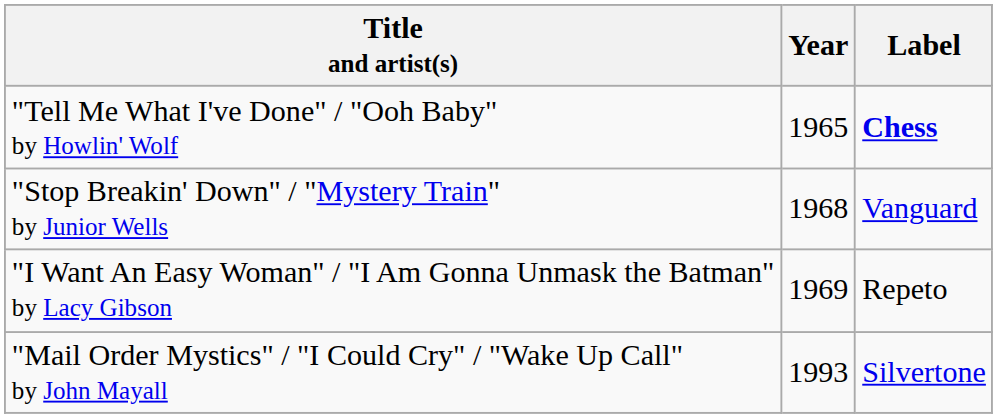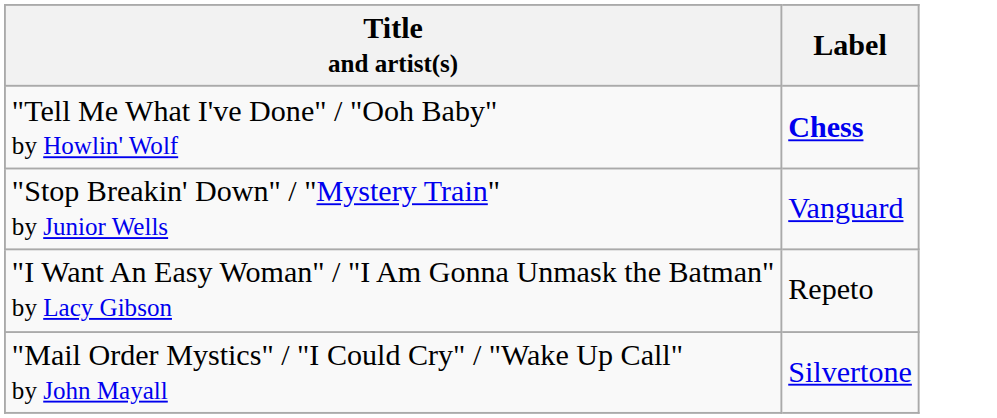- column: (818, 45)
